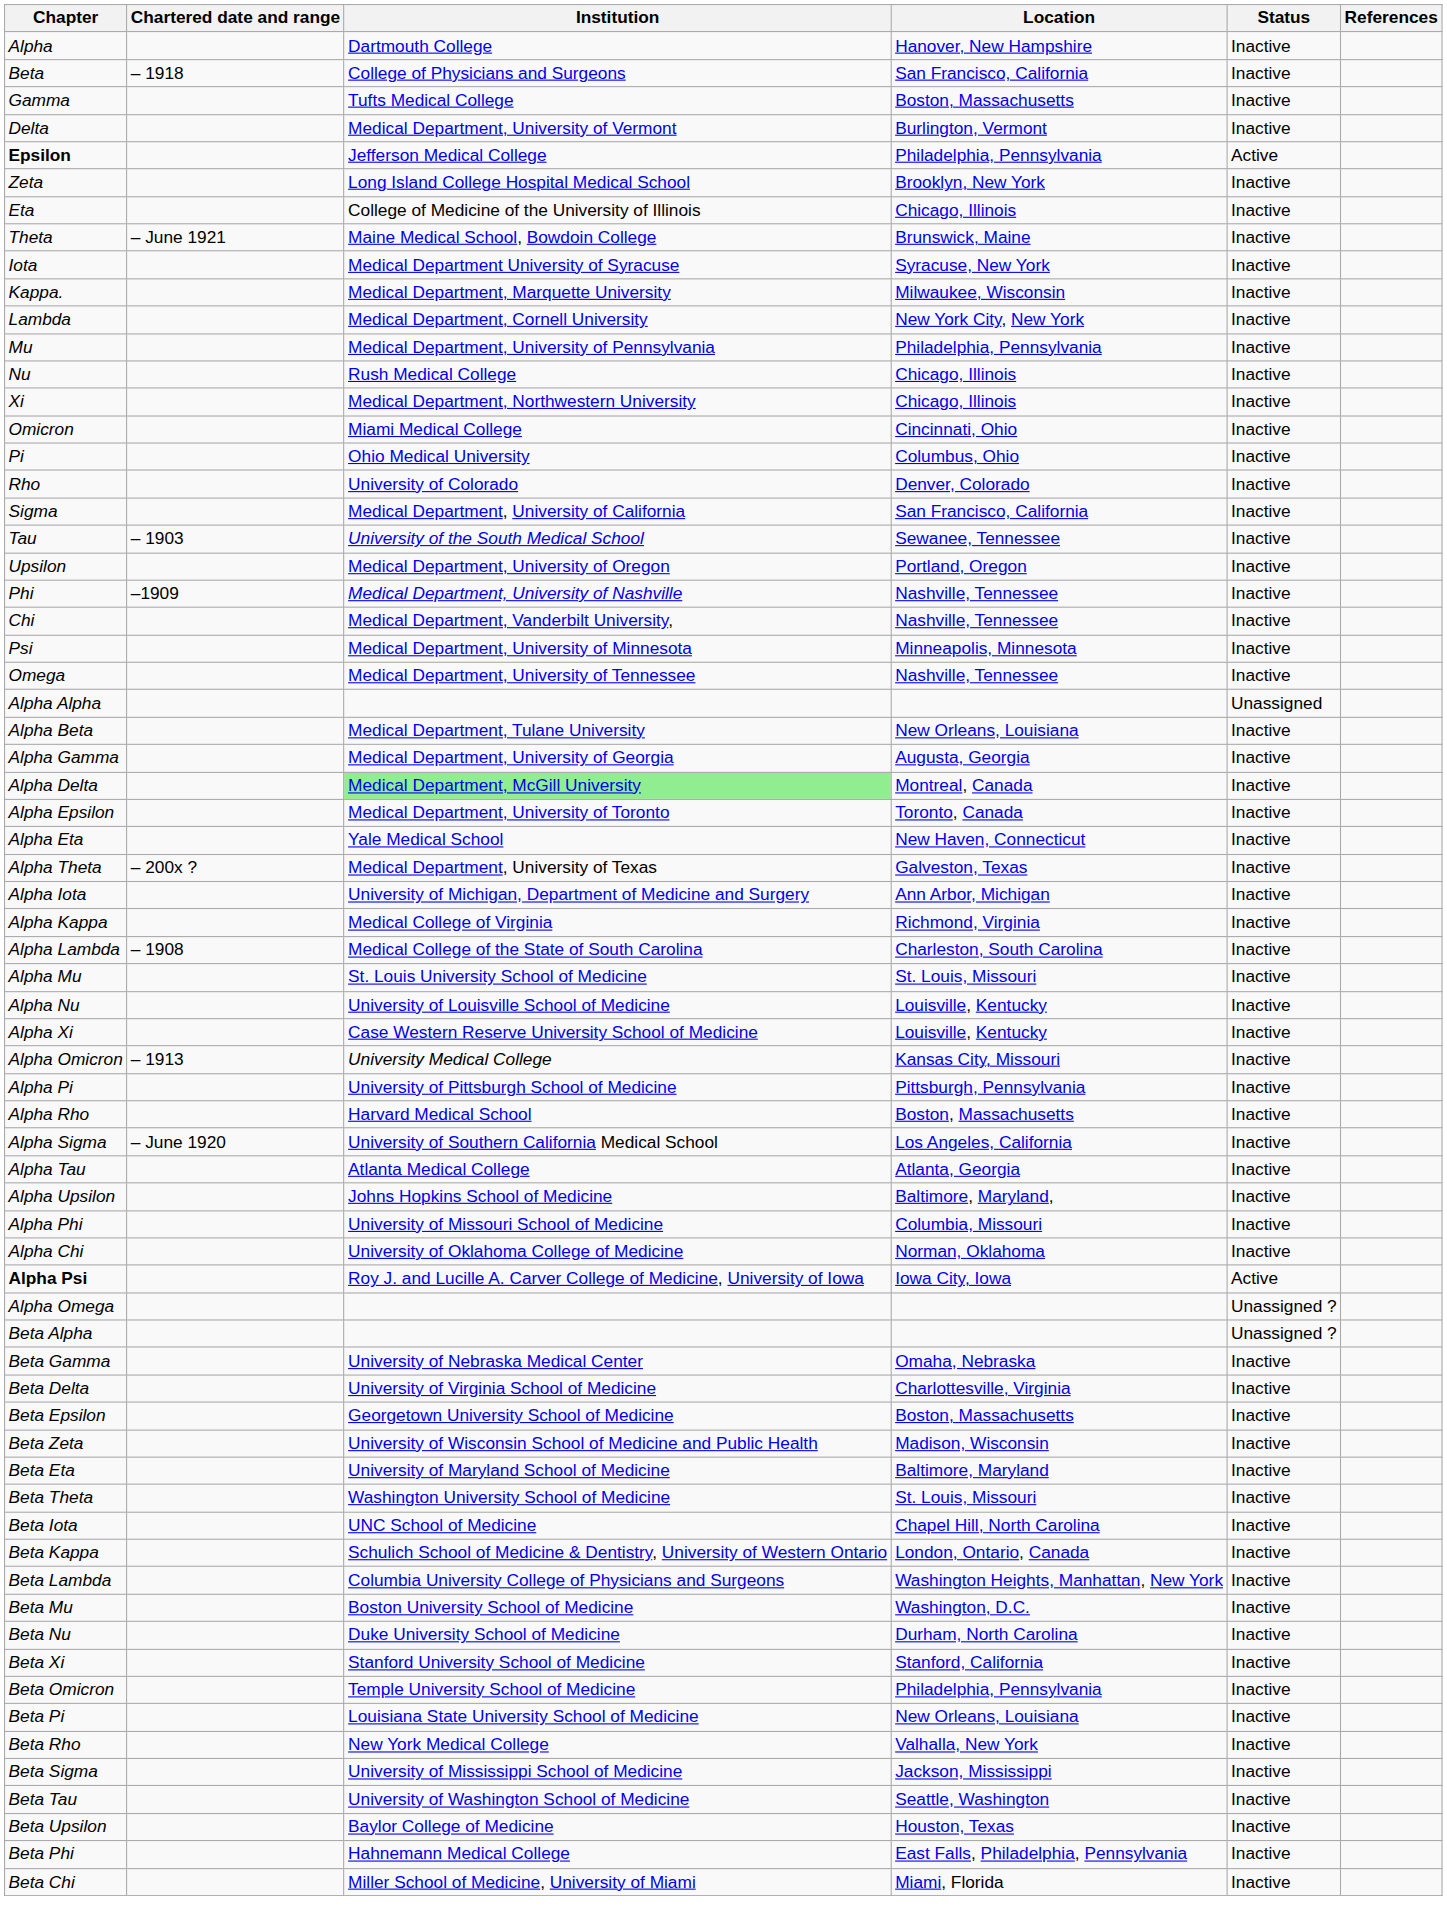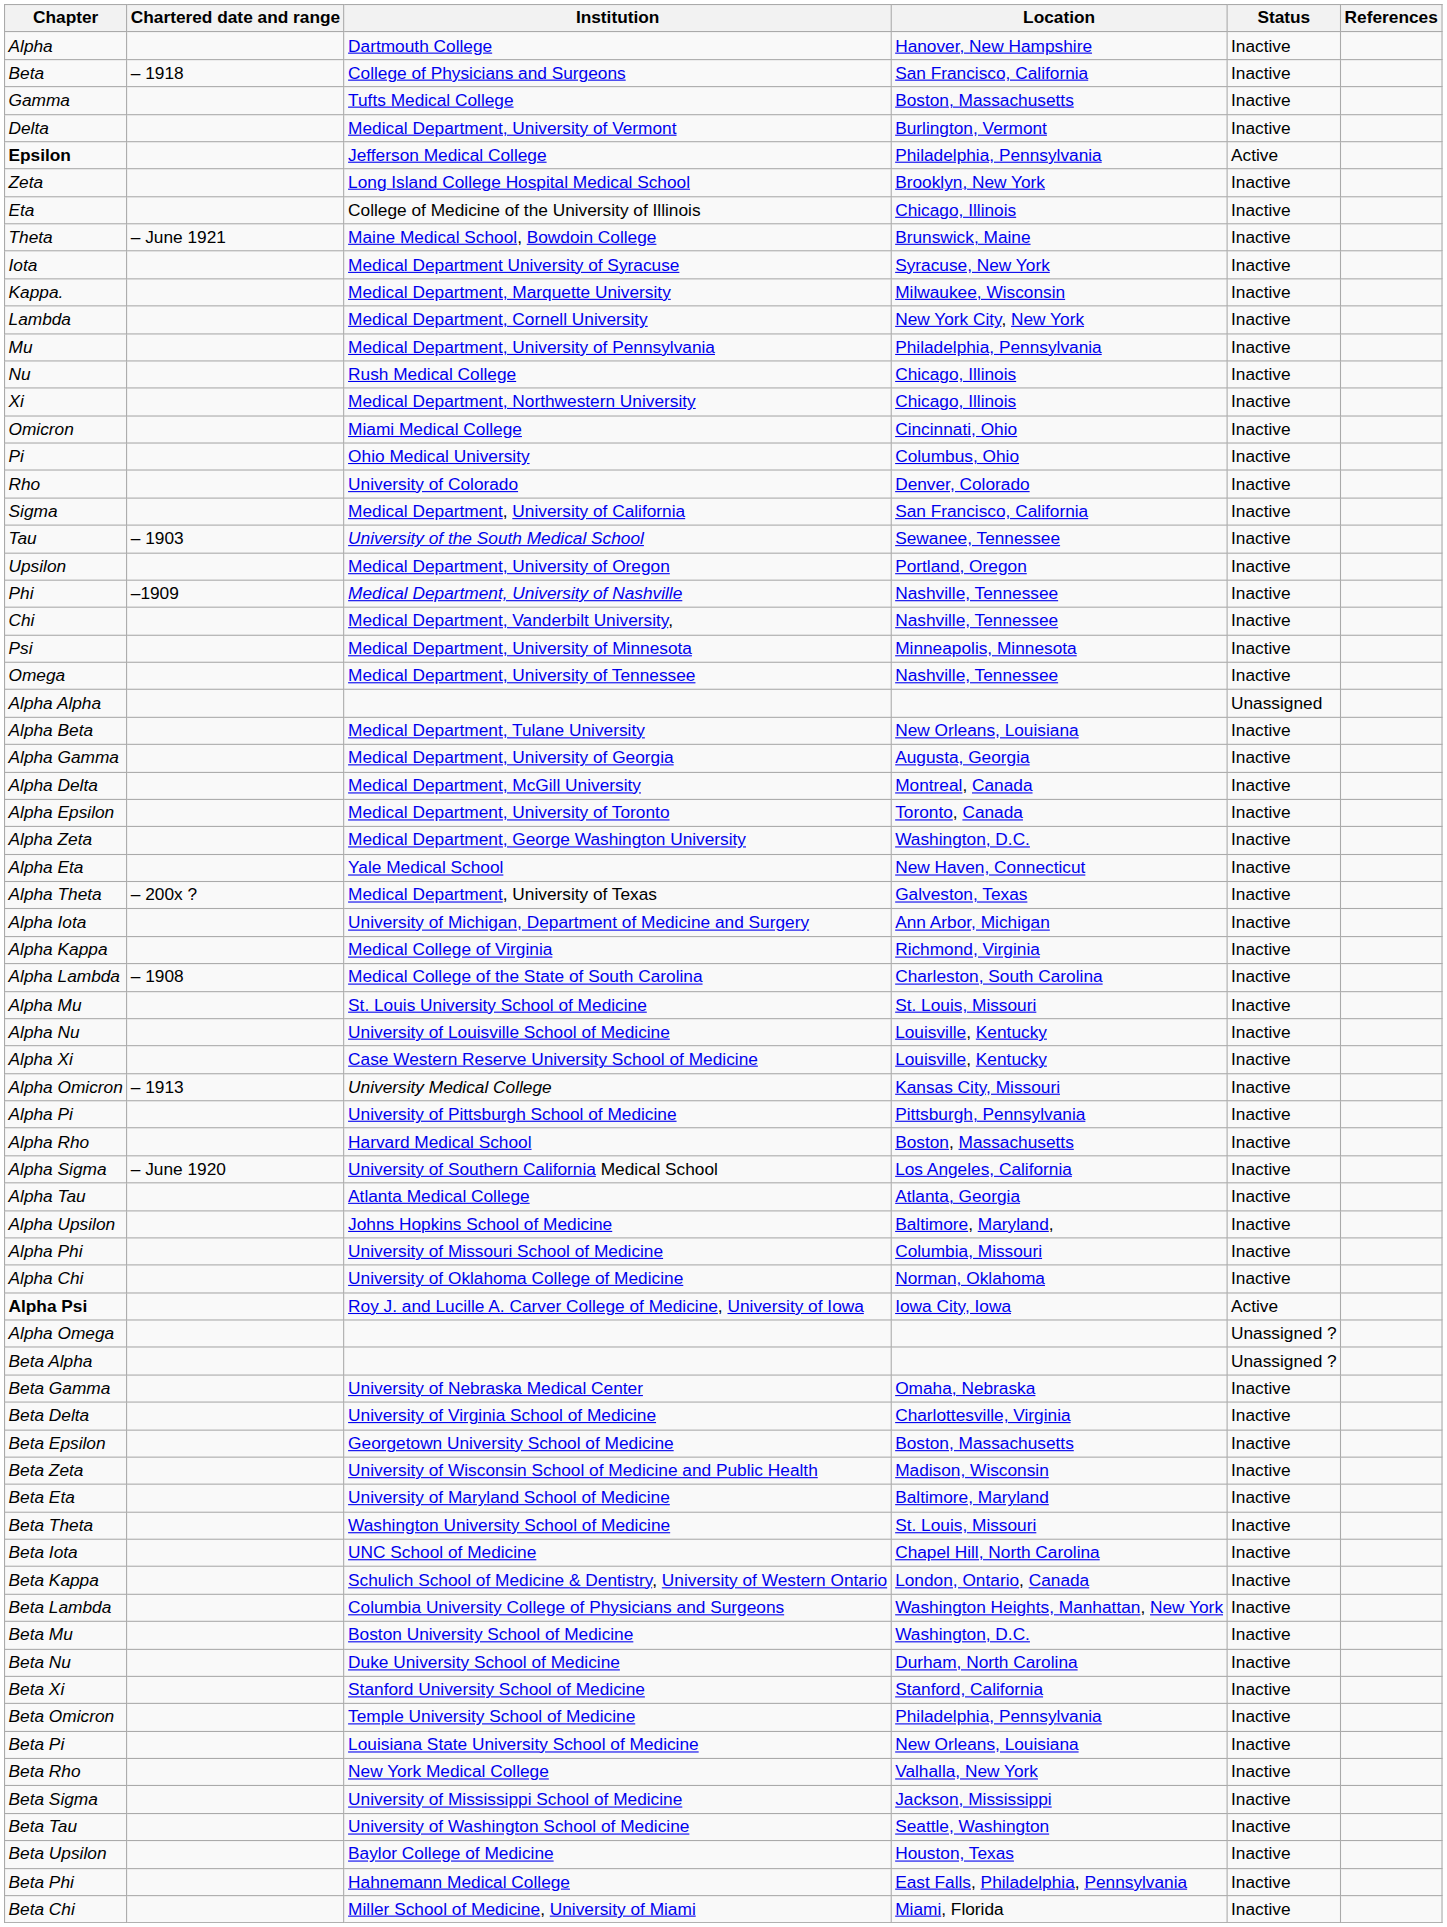(495, 785) lightgreen background -> (495, 785) no background
+ row: (50, 840)
